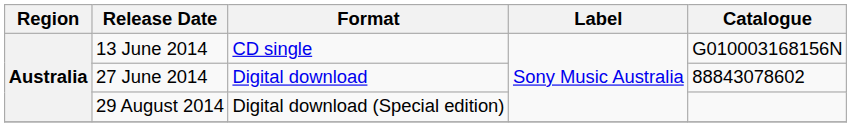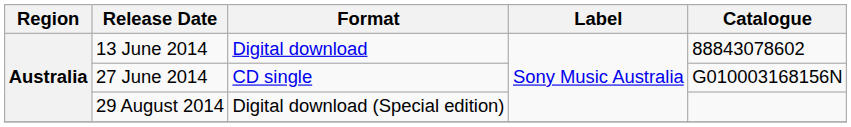(272, 48) CD single -> (300, 48) Digital download
(767, 48) G010003168156N -> (749, 48) 88843078602
(300, 77) Digital download -> (272, 77) CD single
(749, 77) 88843078602 -> (767, 77) G010003168156N
